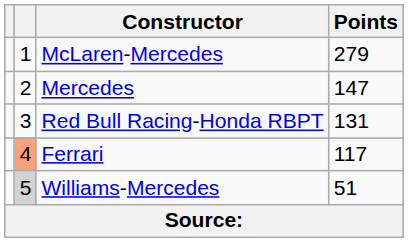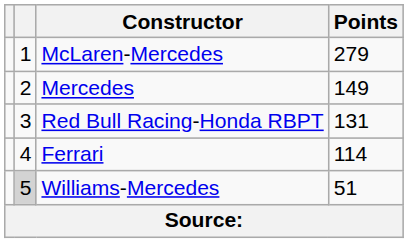(351, 87) 147 -> (351, 87) 149
(26, 154) lightsalmon background -> (26, 154) no background
(350, 154) 117 -> (350, 154) 114
